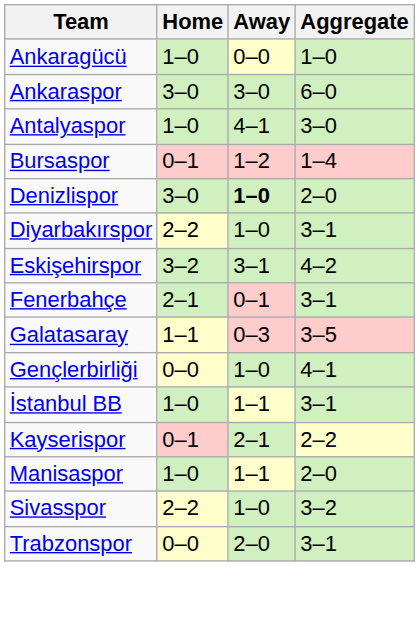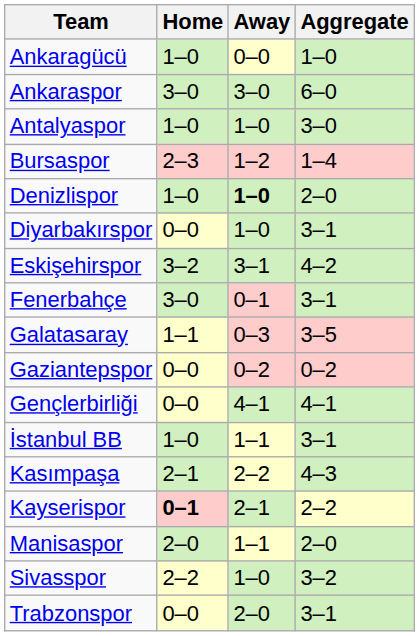(252, 126) 4–1 -> (252, 126) 1–0
(181, 160) 0–1 -> (181, 160) 2–3
(181, 195) 3–0 -> (181, 195) 1–0
(181, 230) 2–2 -> (181, 230) 0–0
(181, 299) 2–1 -> (181, 299) 3–0
+ row: (81, 369)
(252, 369) 1–0 -> (252, 404) 4–1
+ row: (65, 473)
(181, 439) normal -> (181, 508) bold
(181, 473) 1–0 -> (181, 543) 2–0
